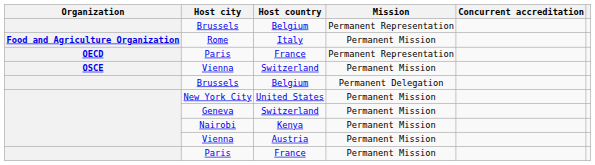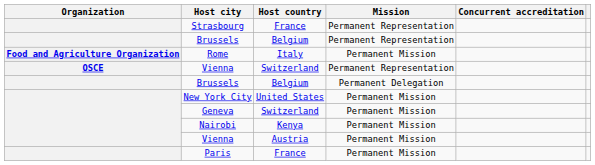+ row: (93, 26)
- row: (93, 54)
(391, 68) Permanent Mission -> (391, 68) Permanent Representation
